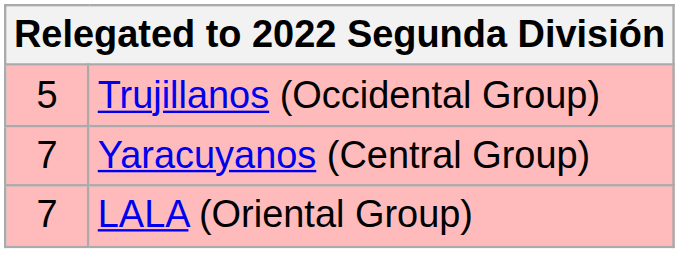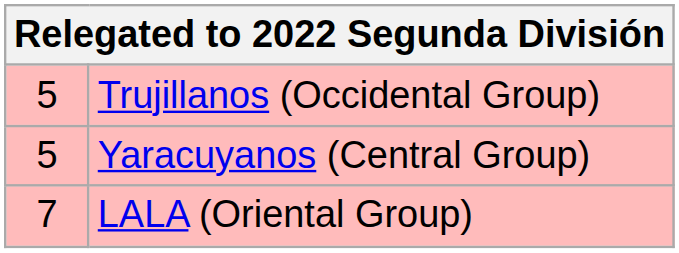(47, 154) 7 -> (47, 154) 5
